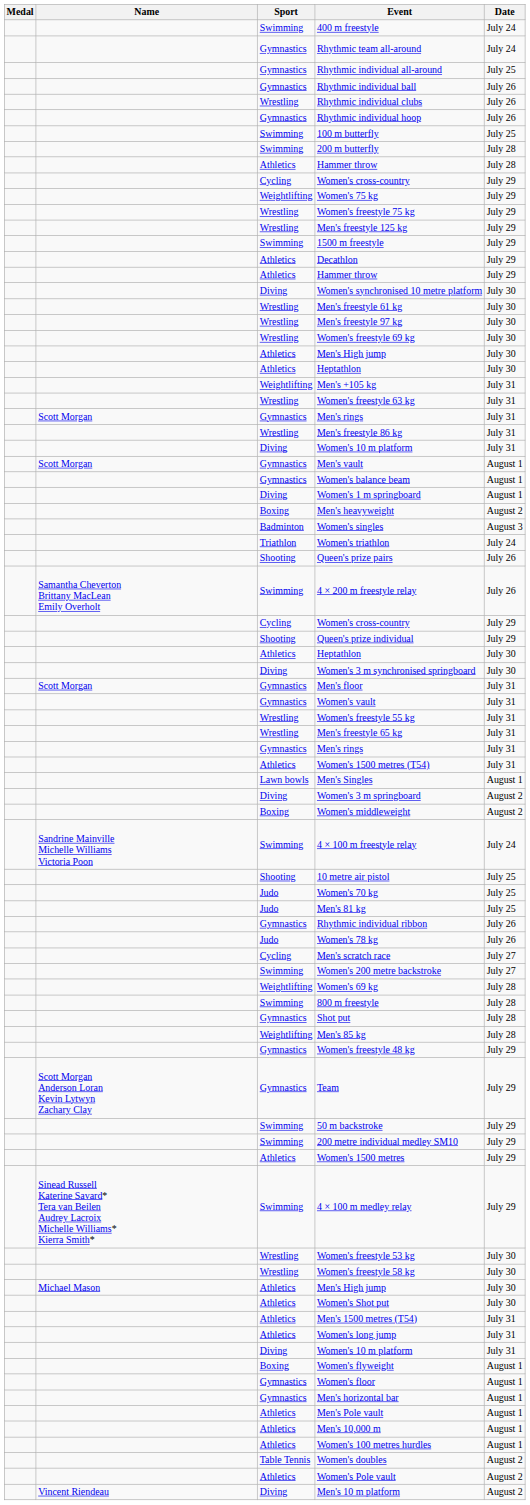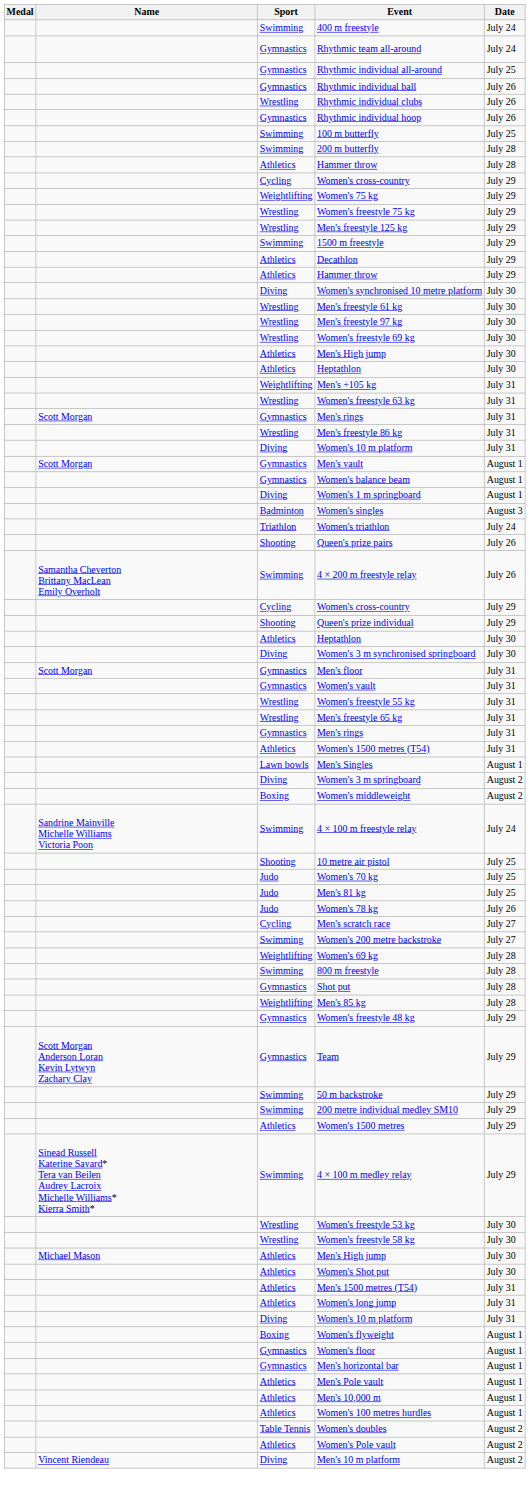- row: (147, 511)
- row: (147, 924)
